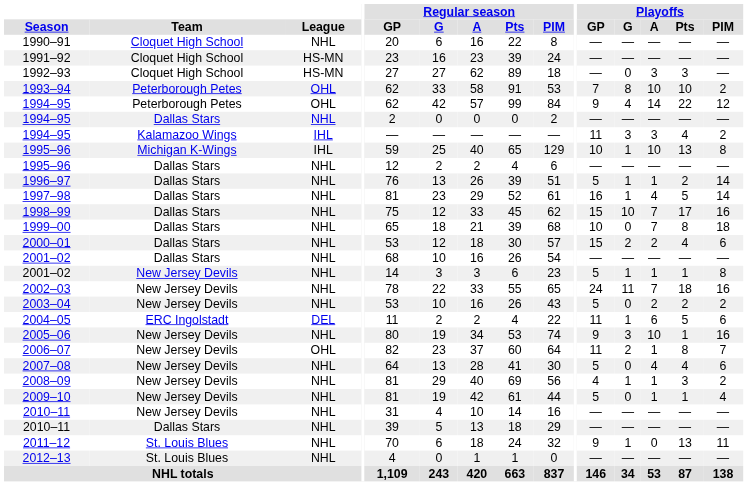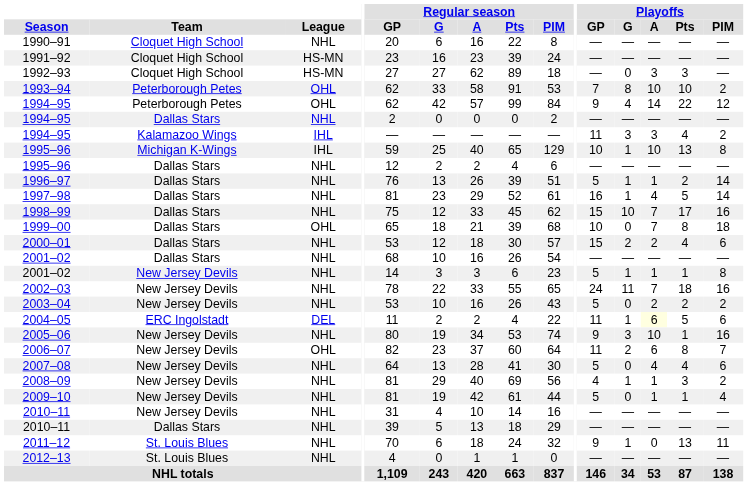(323, 227) NHL -> (323, 227) OHL
(654, 319) no background -> (654, 319) lightyellow background
(654, 350) 1 -> (654, 350) 6
